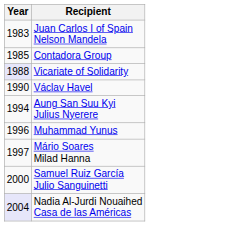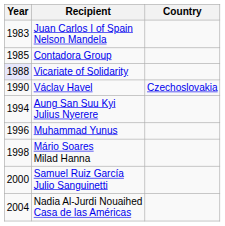+ column: (182, 12)
(18, 152) 1997 -> (18, 152) 1998
(18, 207) lavender background -> (18, 207) no background
